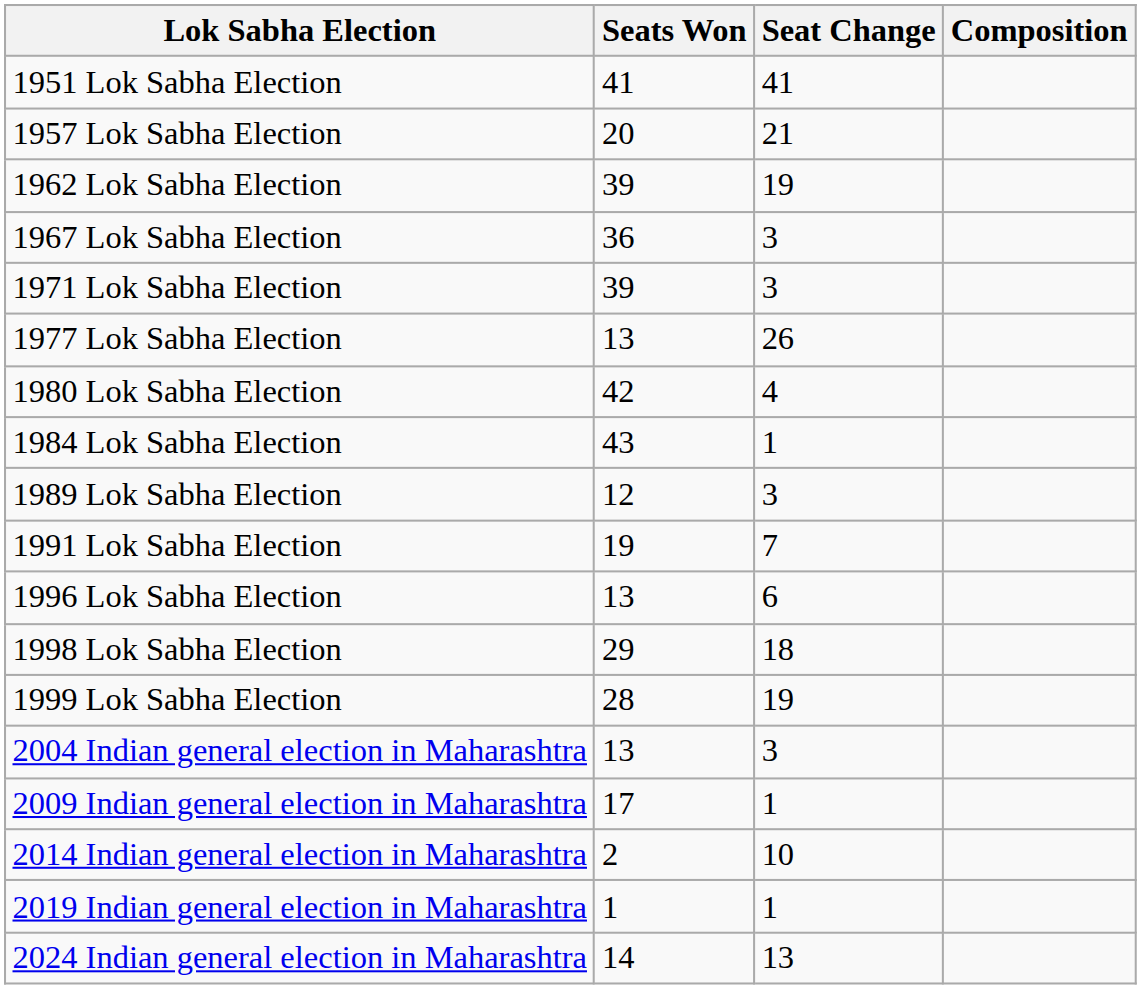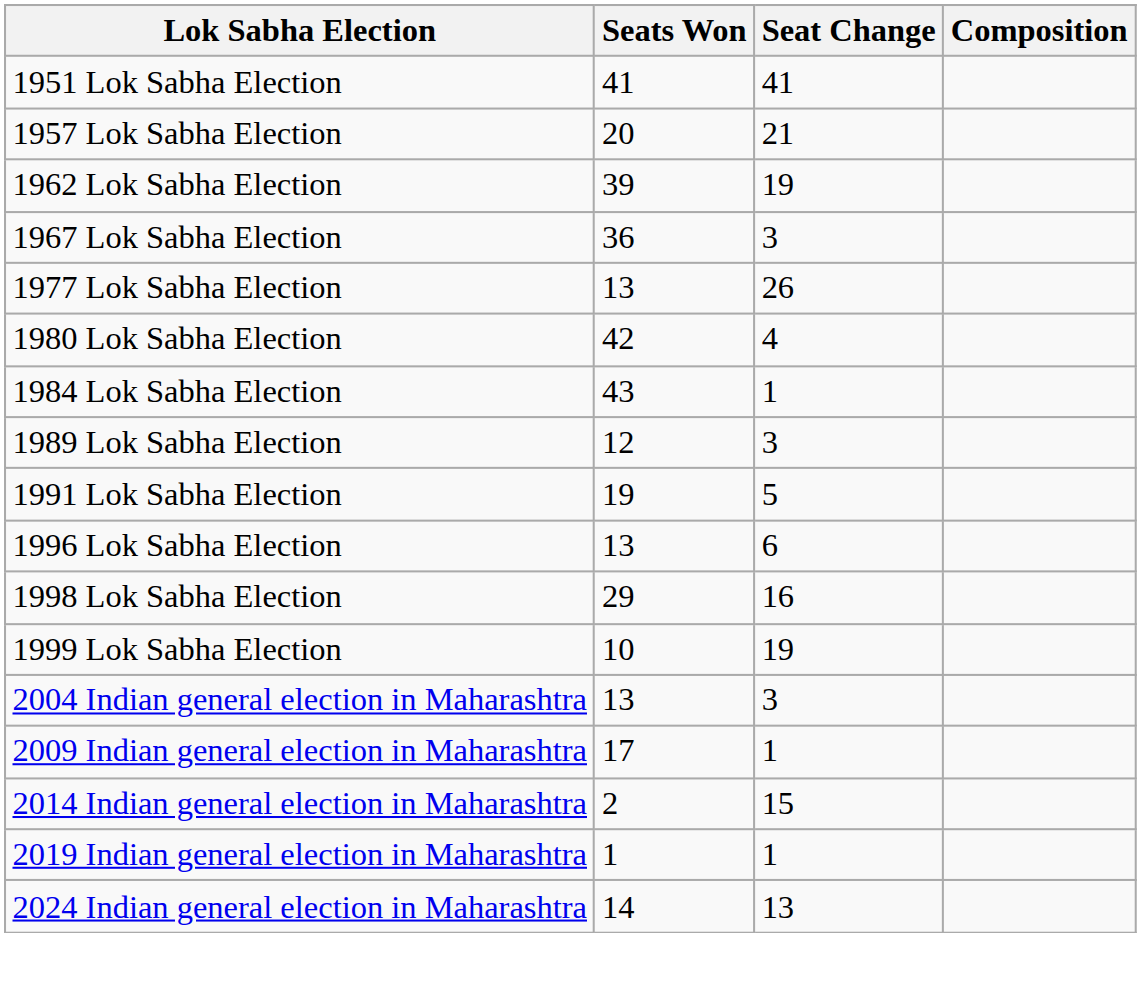- row: (177, 287)
(770, 545) 7 -> (770, 493) 5
(778, 648) 18 -> (778, 596) 16
(618, 699) 28 -> (618, 648) 10
(778, 854) 10 -> (778, 802) 15
